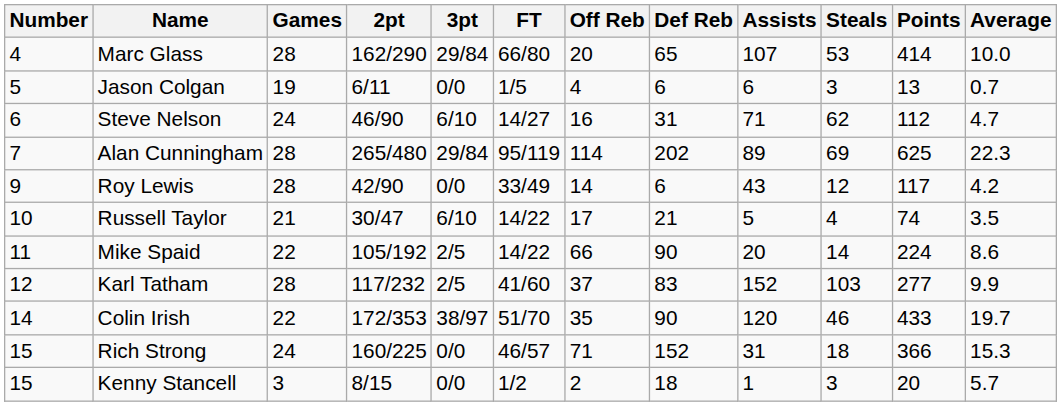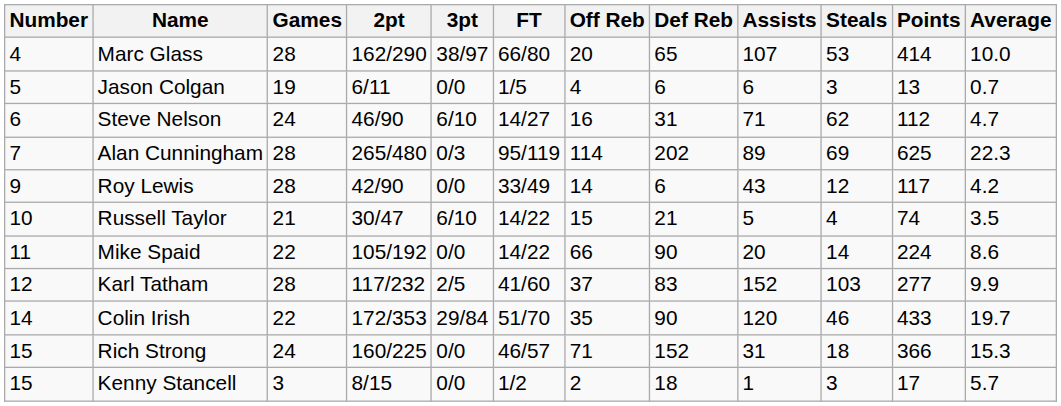(462, 53) 29/84 -> (462, 53) 38/97
(462, 152) 29/84 -> (451, 152) 0/3
(581, 218) 17 -> (581, 218) 15
(451, 251) 2/5 -> (451, 251) 0/0
(462, 317) 38/97 -> (462, 317) 29/84
(909, 383) 20 -> (909, 383) 17
